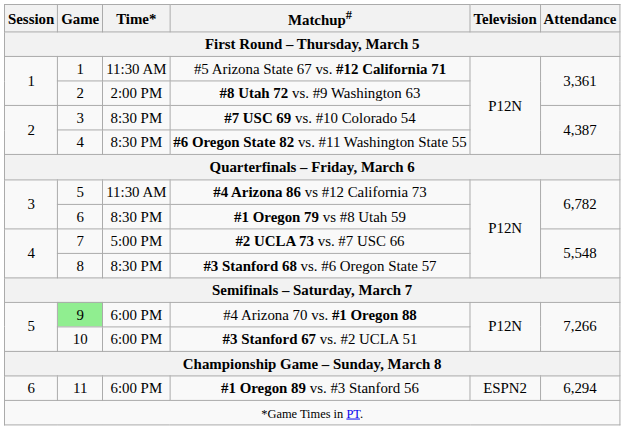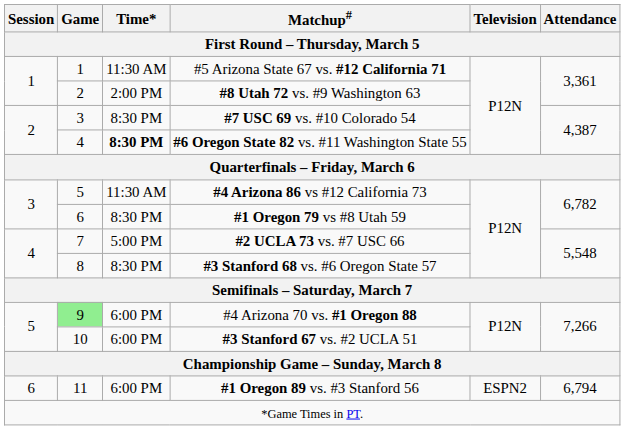(136, 142) normal -> (136, 142) bold
(580, 388) 6,294 -> (580, 388) 6,794
